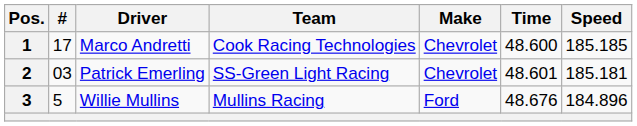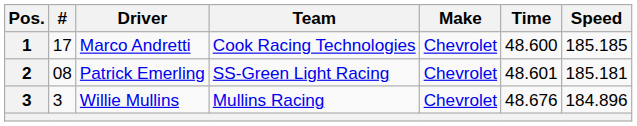(62, 73) 03 -> (62, 73) 08
(58, 100) 5 -> (58, 100) 3
(441, 100) Ford -> (460, 100) Chevrolet
